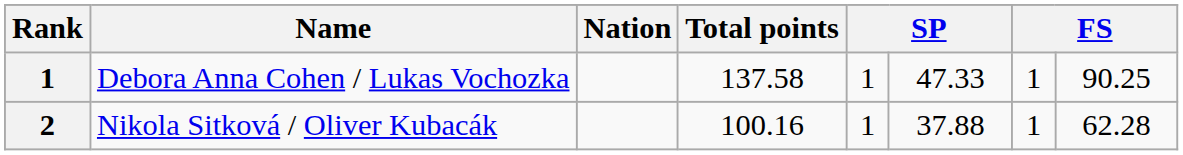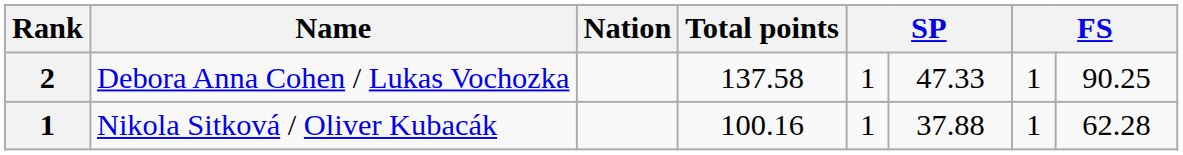(47, 76) 1 -> (47, 76) 2
(47, 125) 2 -> (47, 125) 1
